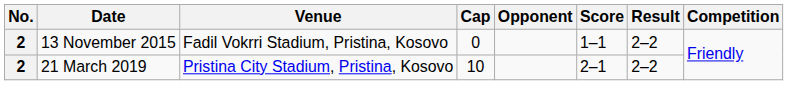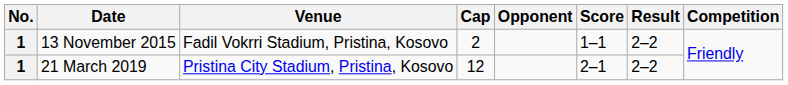(21, 42) 2 -> (21, 42) 1
(476, 42) 0 -> (476, 42) 2
(21, 67) 2 -> (21, 67) 1
(476, 67) 10 -> (476, 67) 12
